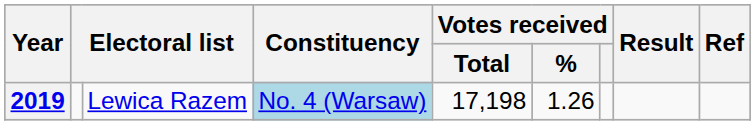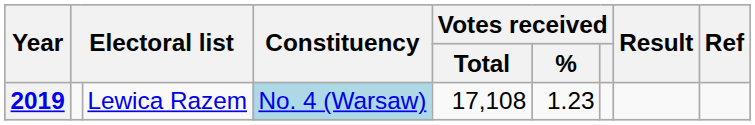(489, 101) 17,198 -> (489, 101) 17,108
(571, 101) 1.26 -> (571, 101) 1.23
